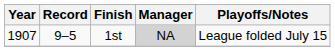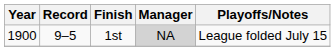(22, 35) 1907 -> (22, 35) 1900
